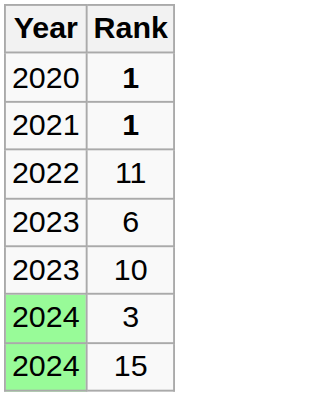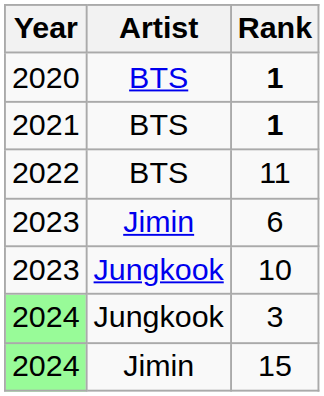+ column: (159, 28)
